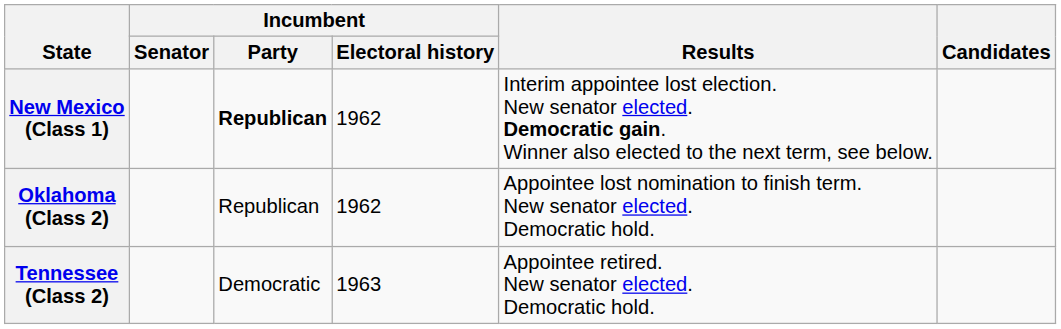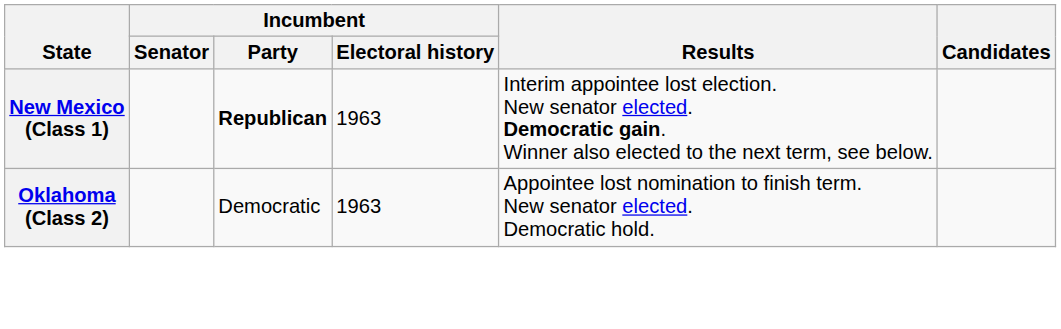(359, 118) 1962 -> (359, 118) 1963
(269, 207) Republican -> (269, 207) Democratic
(359, 207) 1962 -> (359, 207) 1963
- row: (67, 284)
